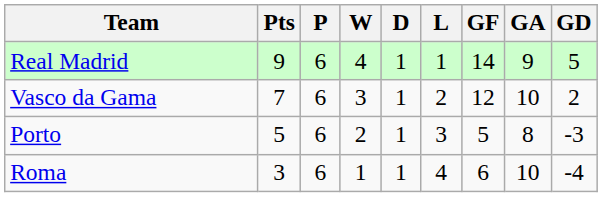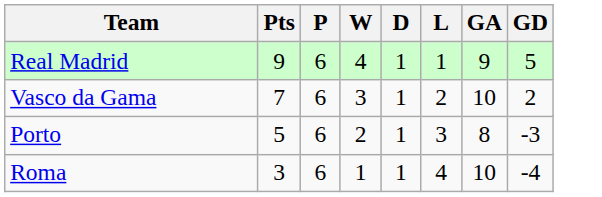- column: (483, 23)
